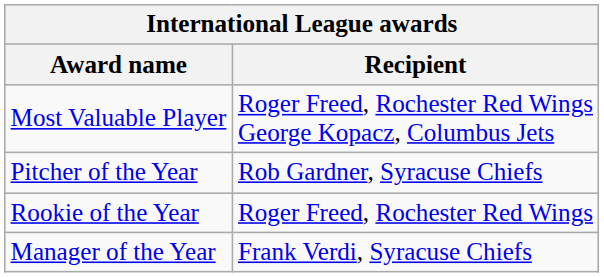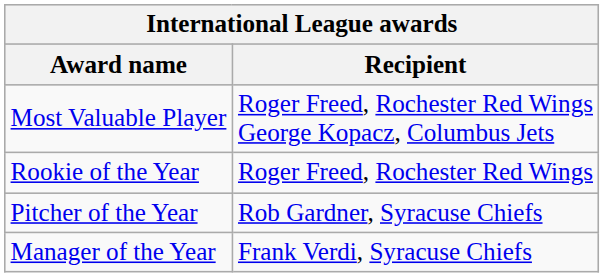rows swapped: (104, 172) <-> (105, 212)
